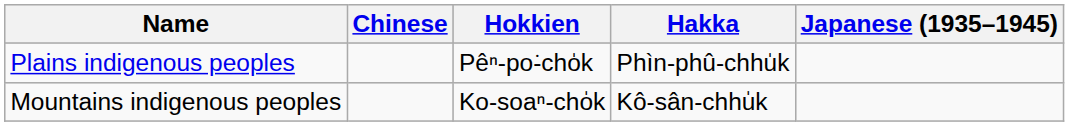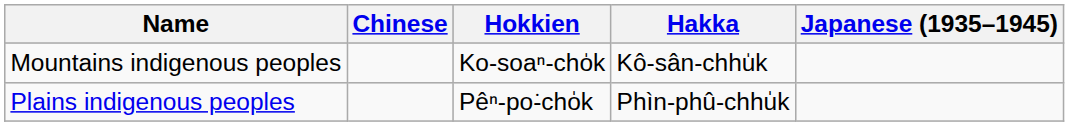rows swapped: (176, 101) <-> (153, 62)
